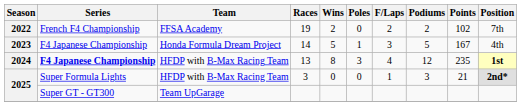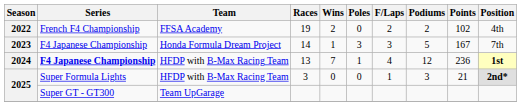(497, 29) 7th -> (497, 29) 4th
(333, 45) 5 -> (333, 45) 1
(359, 45) 1 -> (359, 45) 3
(497, 45) 4th -> (497, 45) 7th
(333, 61) 8 -> (333, 61) 7
(359, 61) 3 -> (359, 61) 1
(463, 61) 235 -> (463, 61) 236
